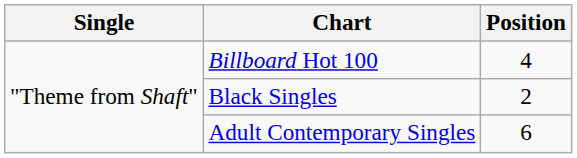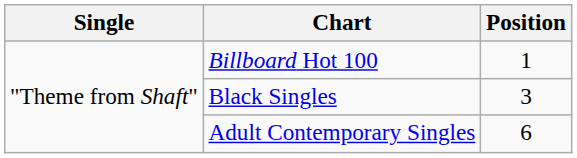(526, 59) 4 -> (526, 59) 1
(526, 96) 2 -> (526, 96) 3
